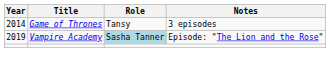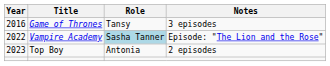(16, 24) 2014 -> (16, 24) 2016
(16, 37) 2019 -> (16, 37) 2022
+ row: (46, 50)
